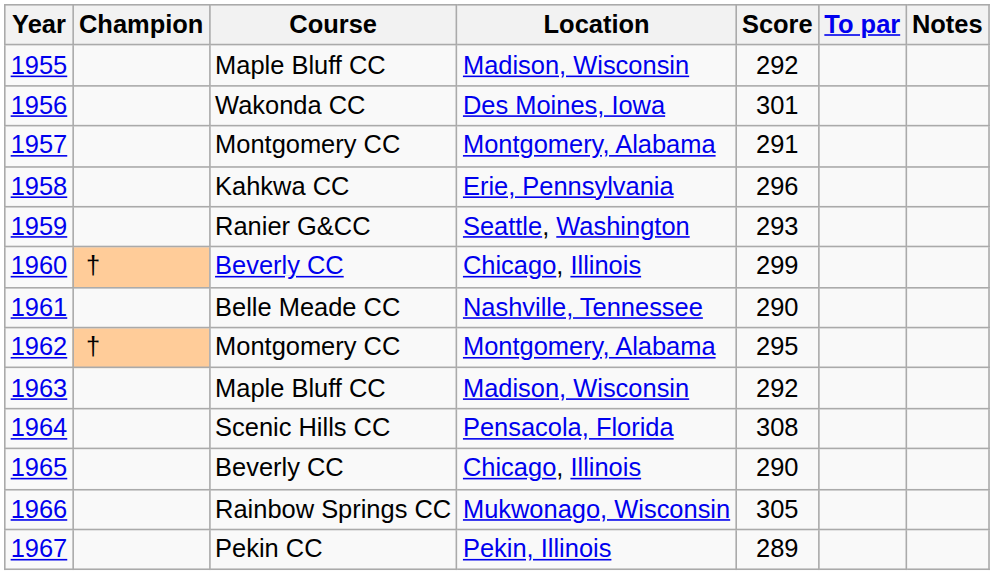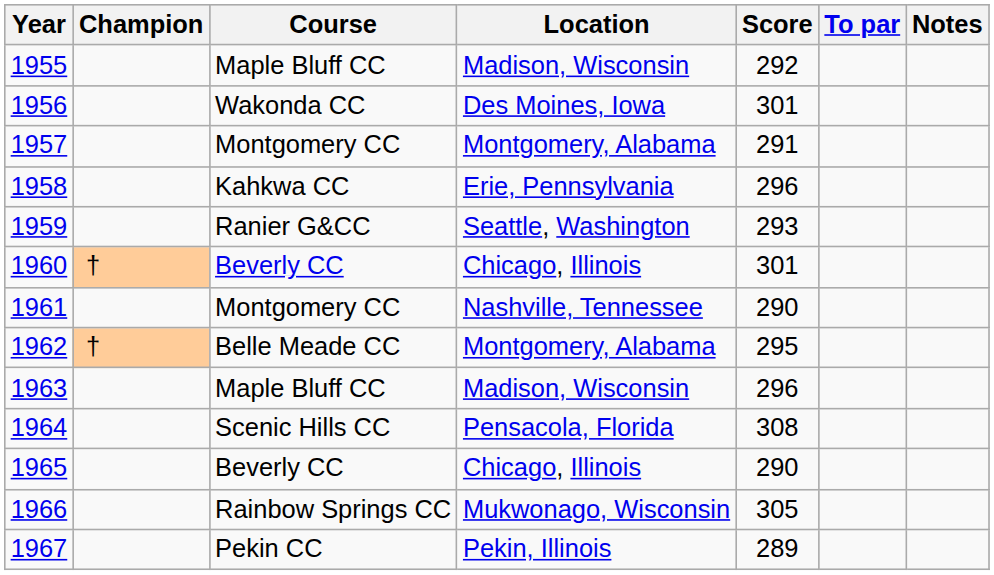(777, 266) 299 -> (777, 266) 301
(308, 307) Belle Meade CC -> (308, 307) Montgomery CC
(308, 347) Montgomery CC -> (308, 347) Belle Meade CC
(777, 387) 292 -> (777, 387) 296
